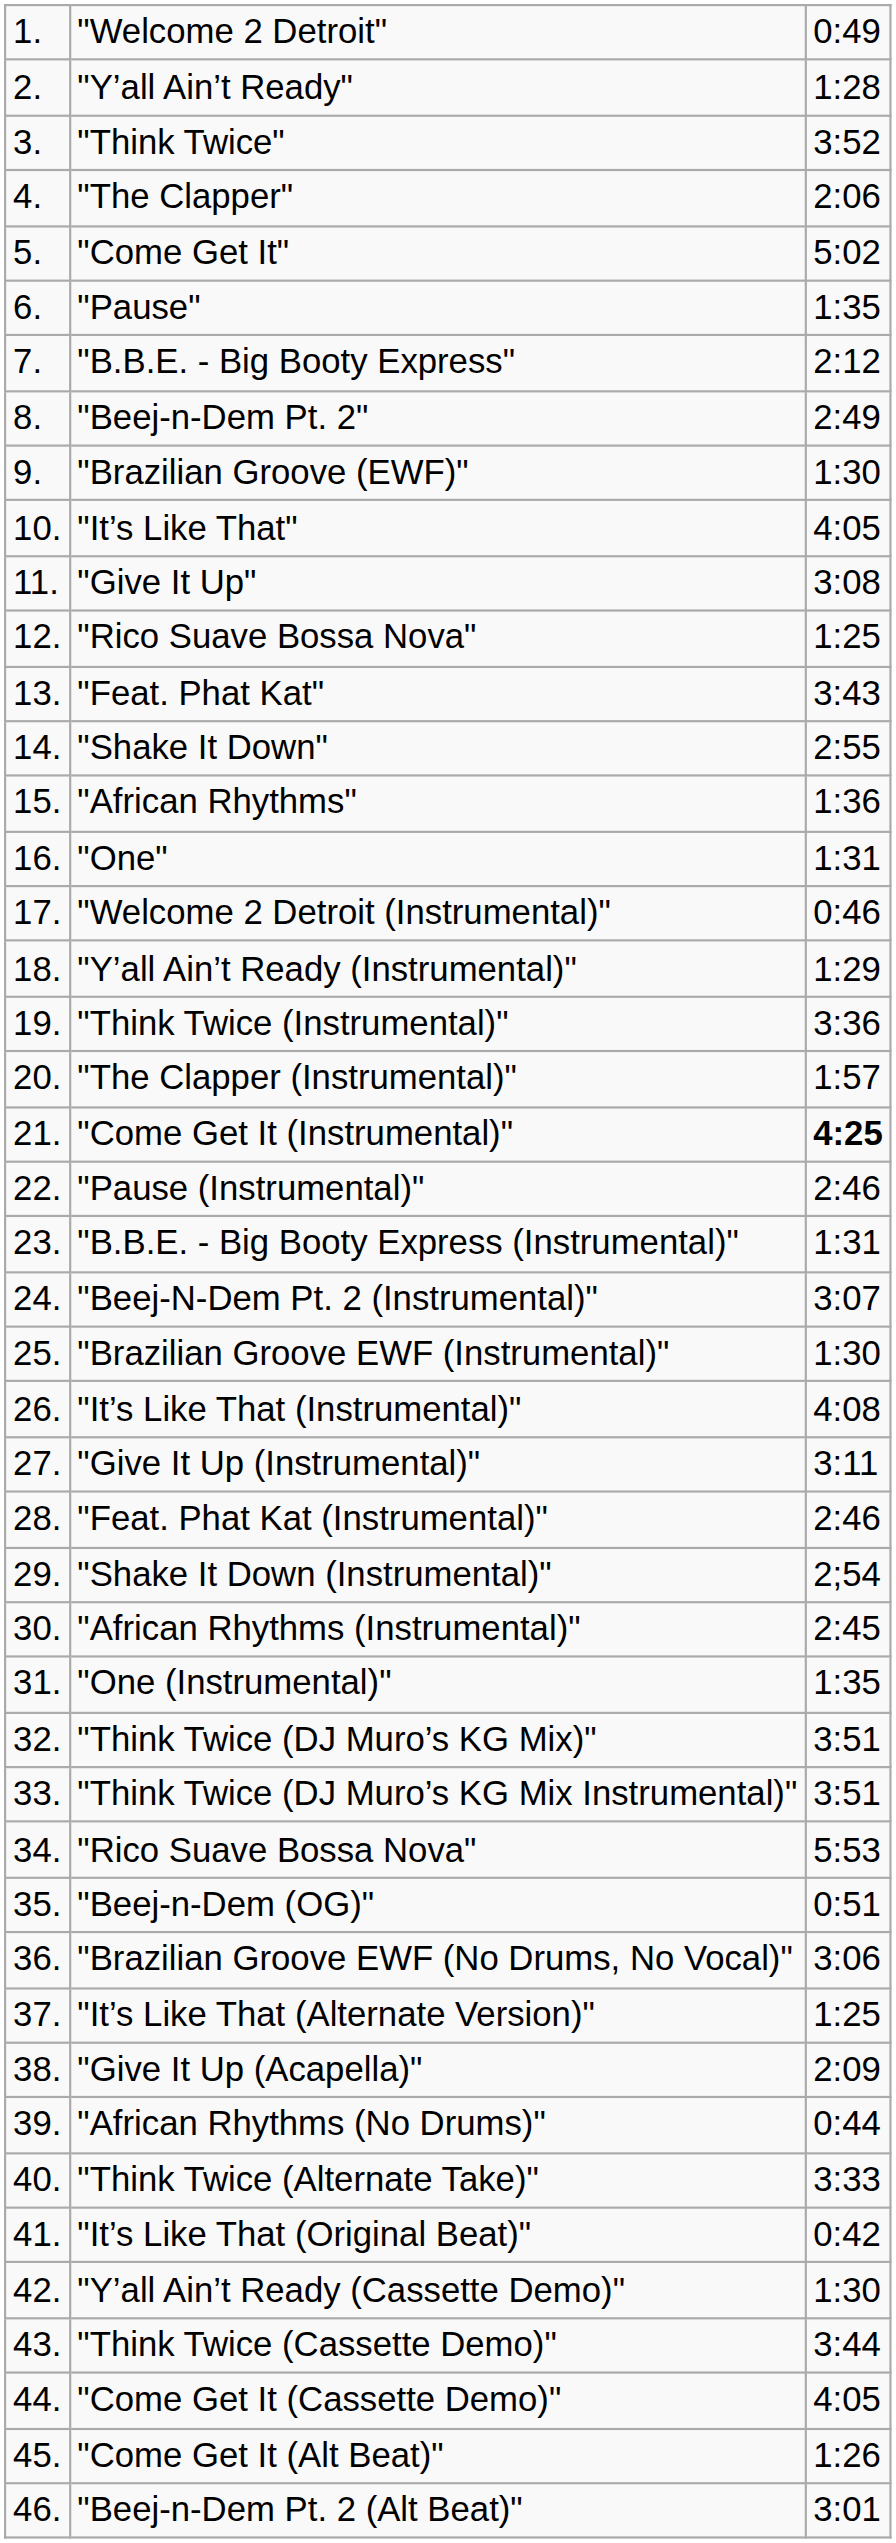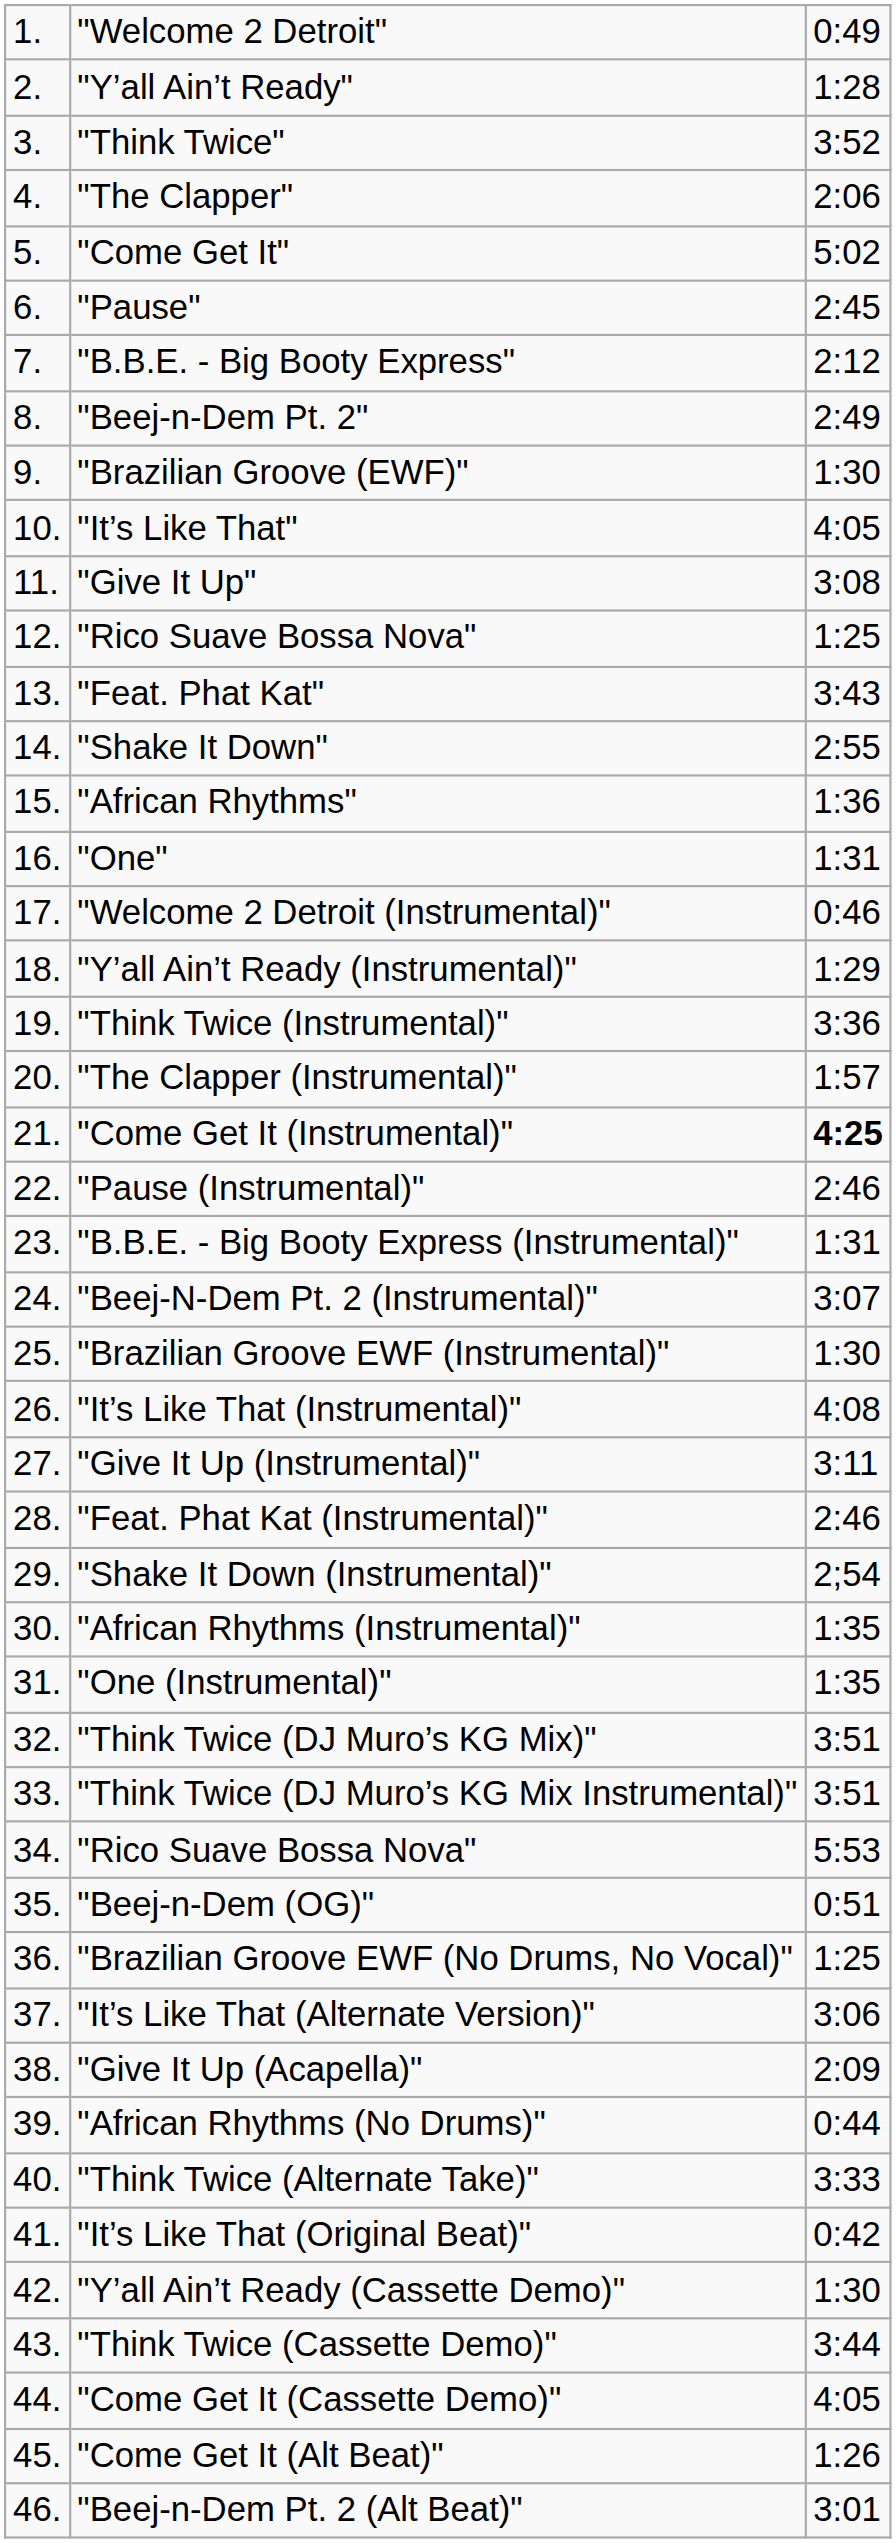(847, 307) 1:35 -> (847, 307) 2:45
(847, 1628) 2:45 -> (847, 1628) 1:35
(847, 1959) 3:06 -> (847, 1959) 1:25
(847, 2014) 1:25 -> (847, 2014) 3:06
